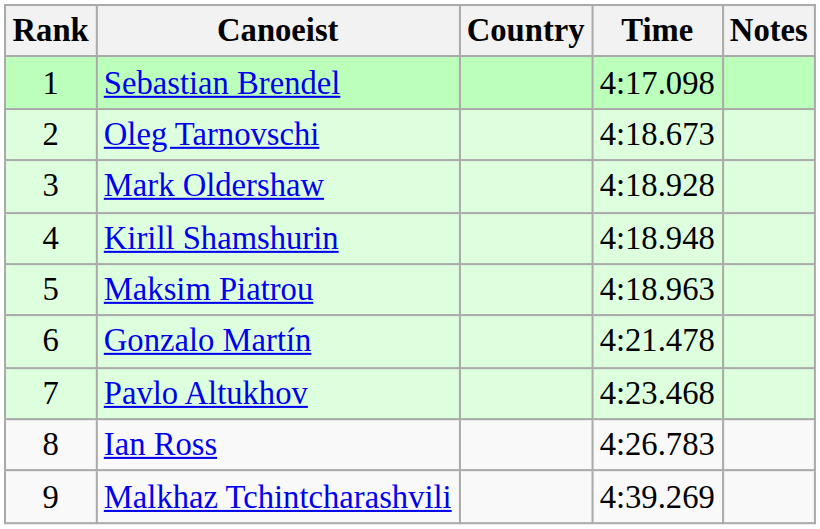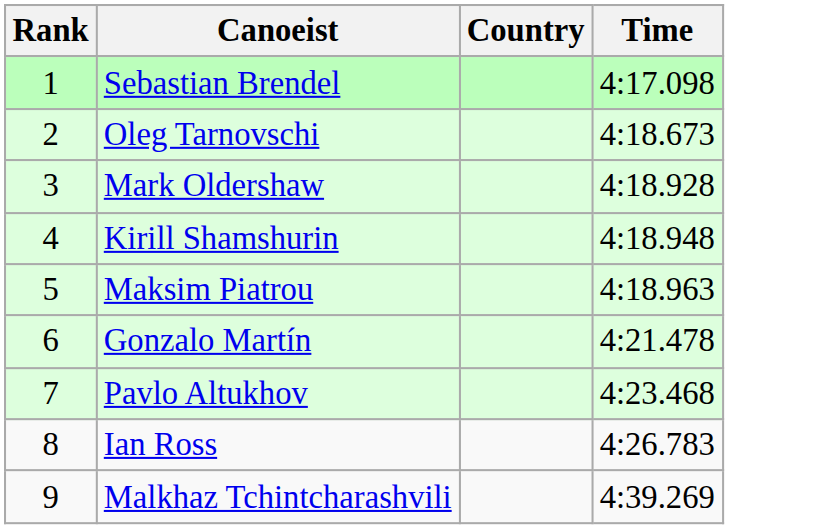- column: (769, 30)
